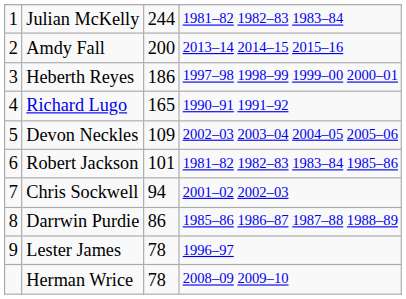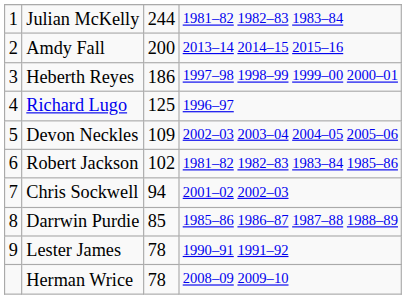(161, 105) 165 -> (161, 105) 125
(236, 105) 1990–91 1991–92 -> (208, 105) 1996–97
(161, 163) 101 -> (161, 163) 102
(157, 221) 86 -> (157, 221) 85
(208, 250) 1996–97 -> (236, 250) 1990–91 1991–92
